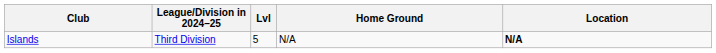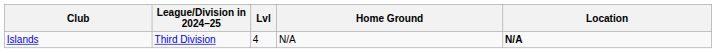(256, 40) 5 -> (256, 40) 4
